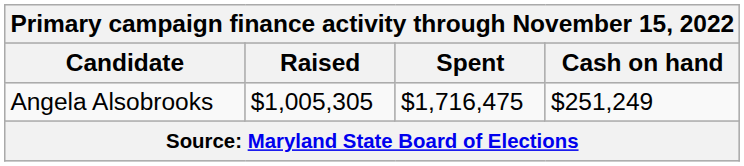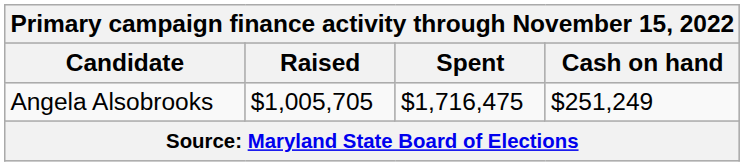(312, 101) $1,005,305 -> (312, 101) $1,005,705
